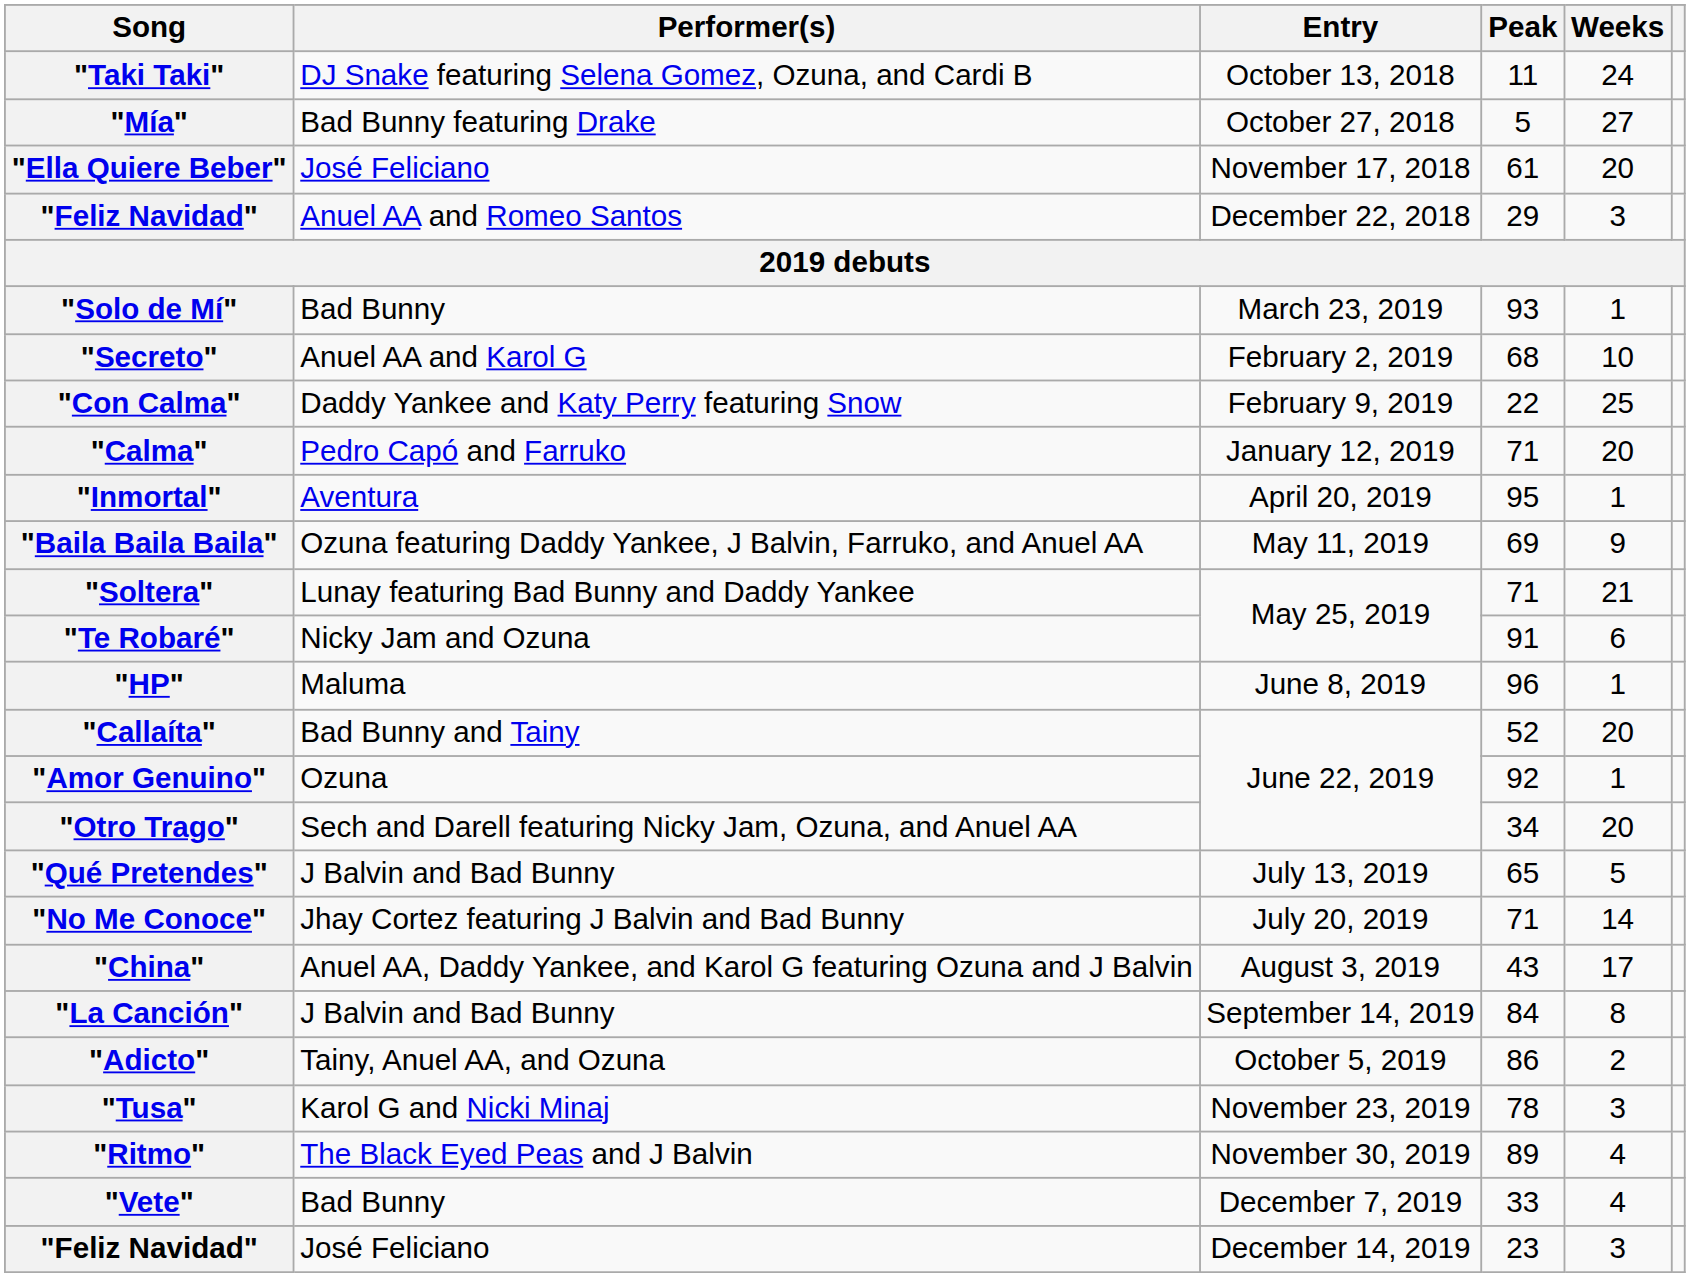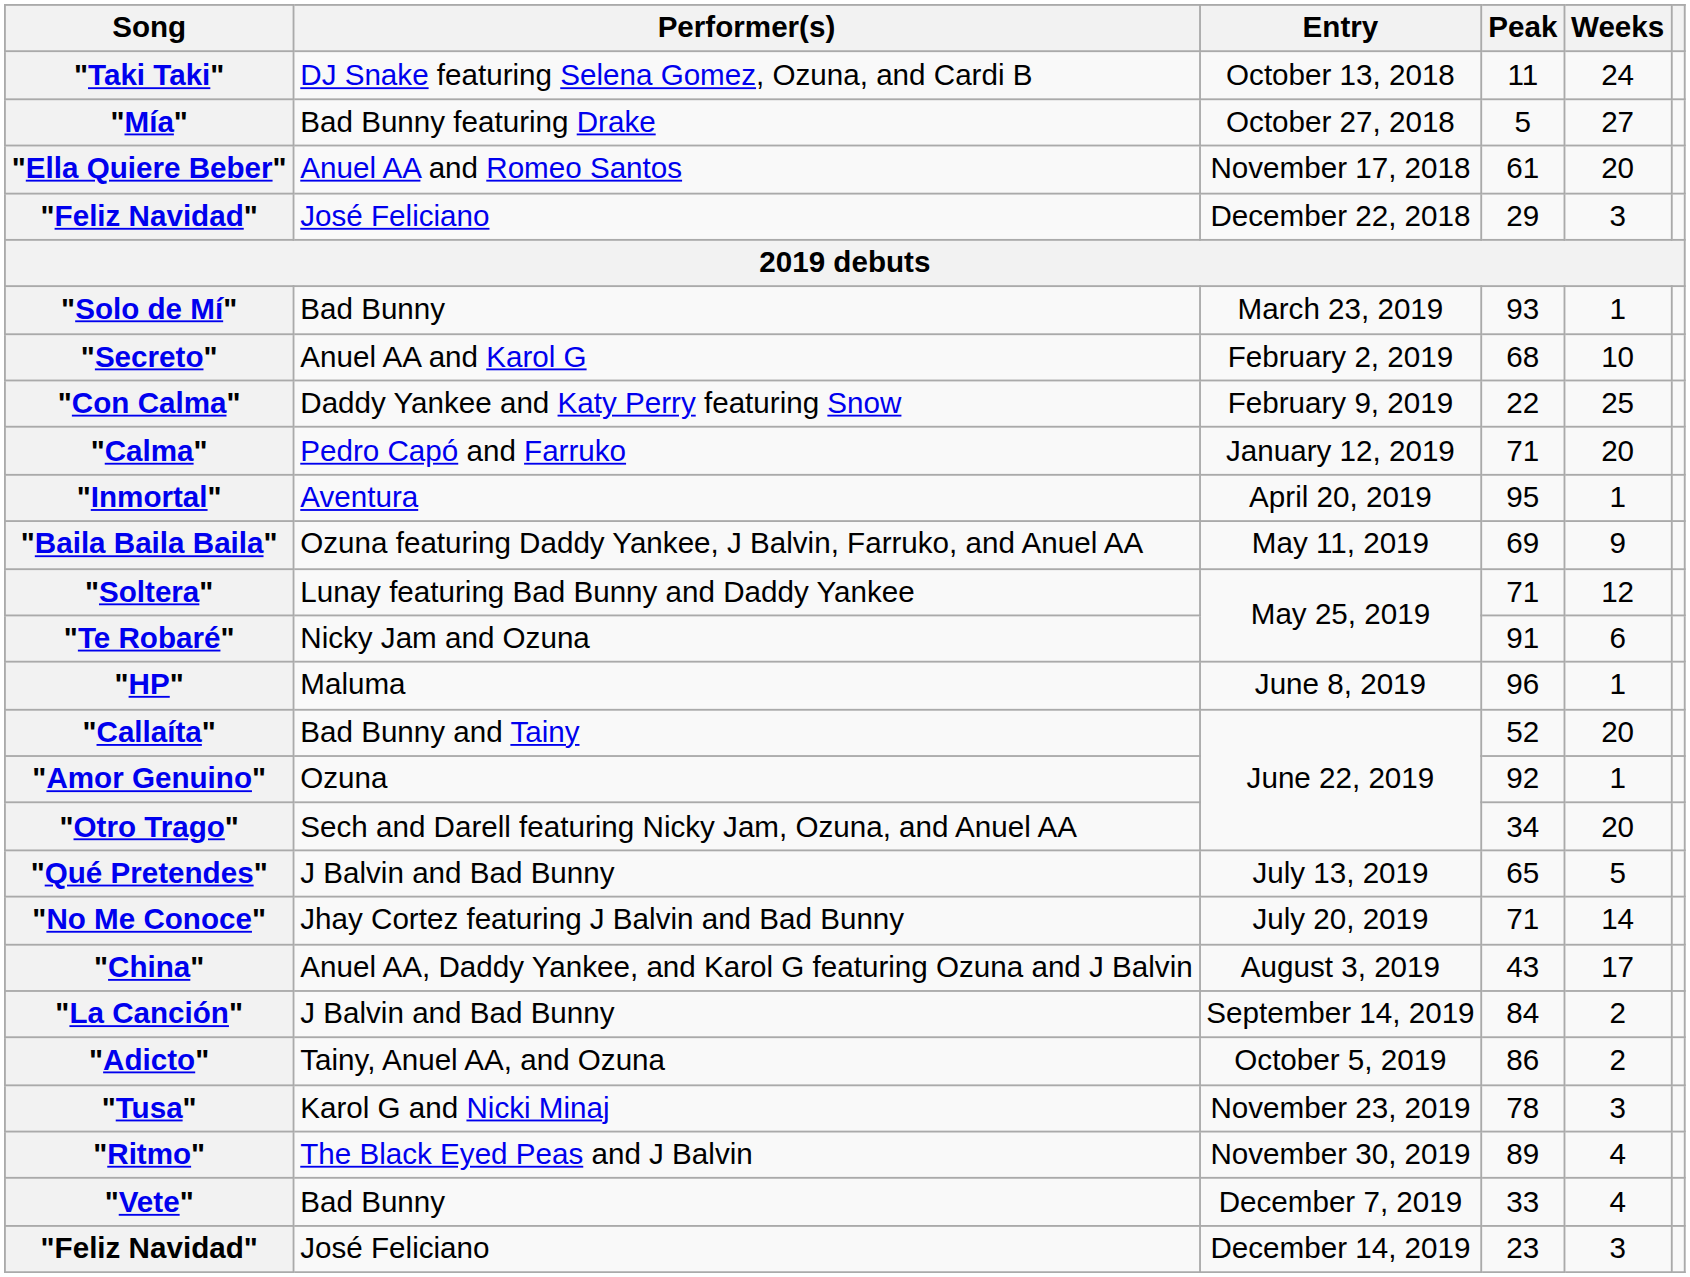(395, 168) José Feliciano -> (491, 168) Anuel AA and Romeo Santos
(491, 215) Anuel AA and Romeo Santos -> (395, 215) José Feliciano
(1618, 591) 21 -> (1618, 591) 12
(1618, 1013) 8 -> (1618, 1013) 2
